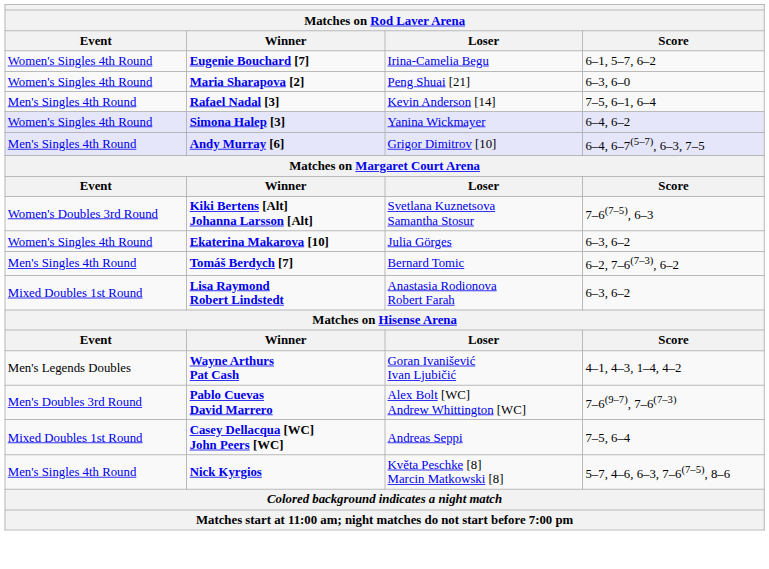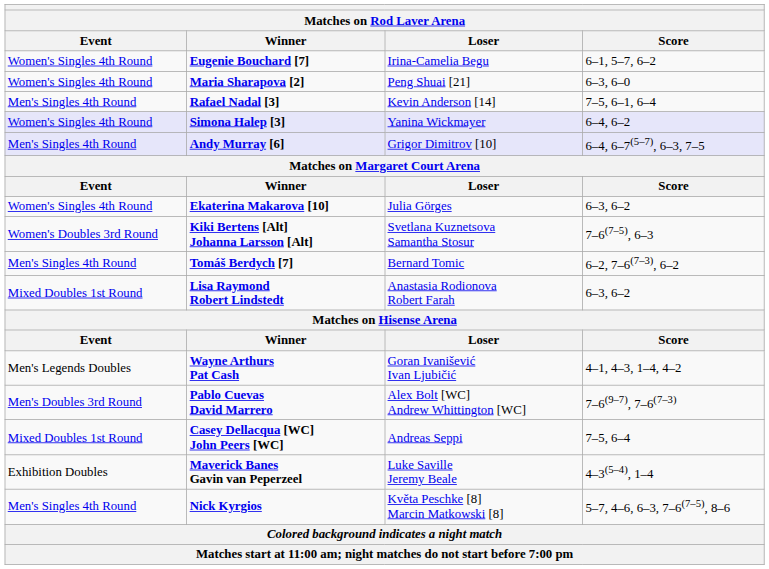rows swapped: (251, 213) <-> (259, 241)
+ row: (246, 472)
